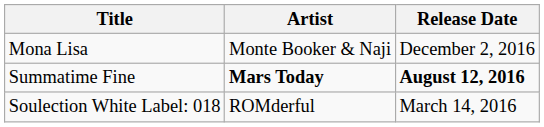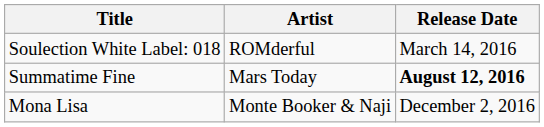rows swapped: (115, 106) <-> (48, 48)
(276, 77) bold -> (273, 77) normal
